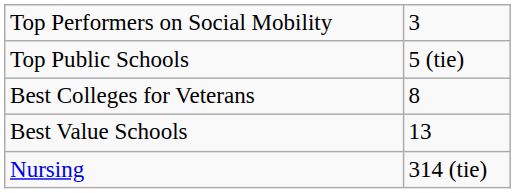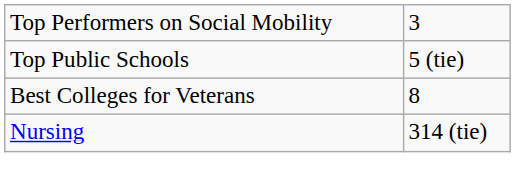- row: (99, 132)
